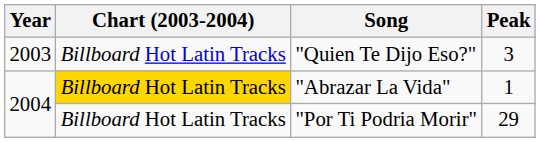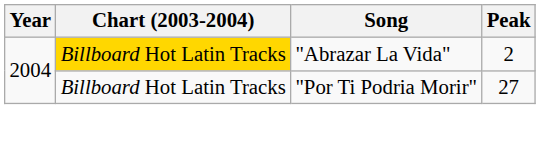- row: (386, 53)
(509, 86) 1 -> (509, 53) 2
(509, 119) 29 -> (509, 86) 27
